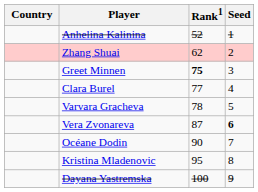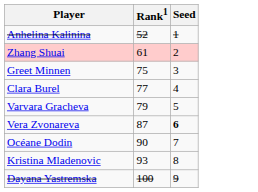- column: (32, 15)
(197, 52) 62 -> (142, 52) 61
(197, 70) bold -> (142, 70) normal
(197, 106) 78 -> (142, 106) 79
(197, 160) 95 -> (142, 160) 93
